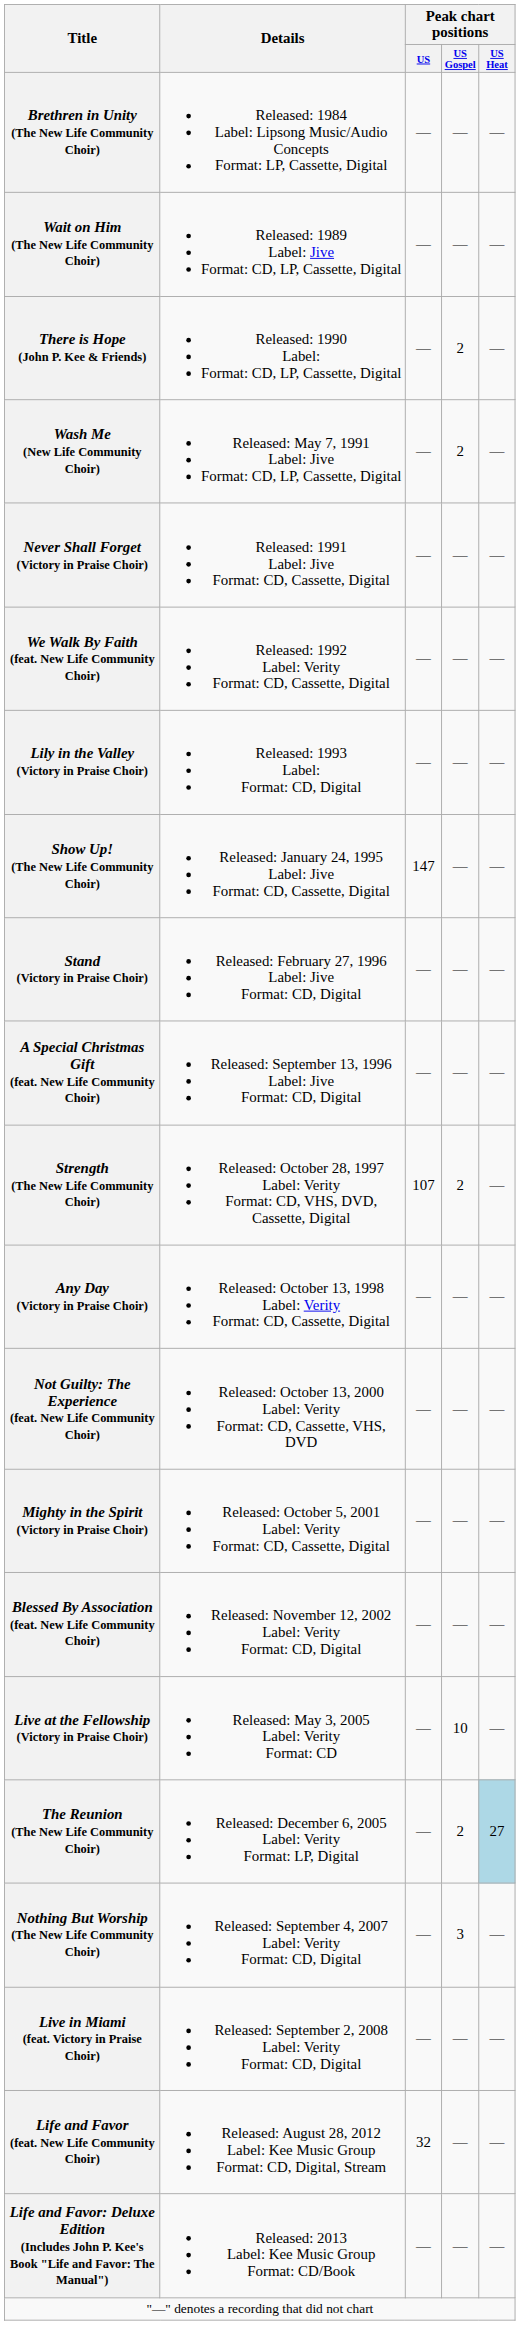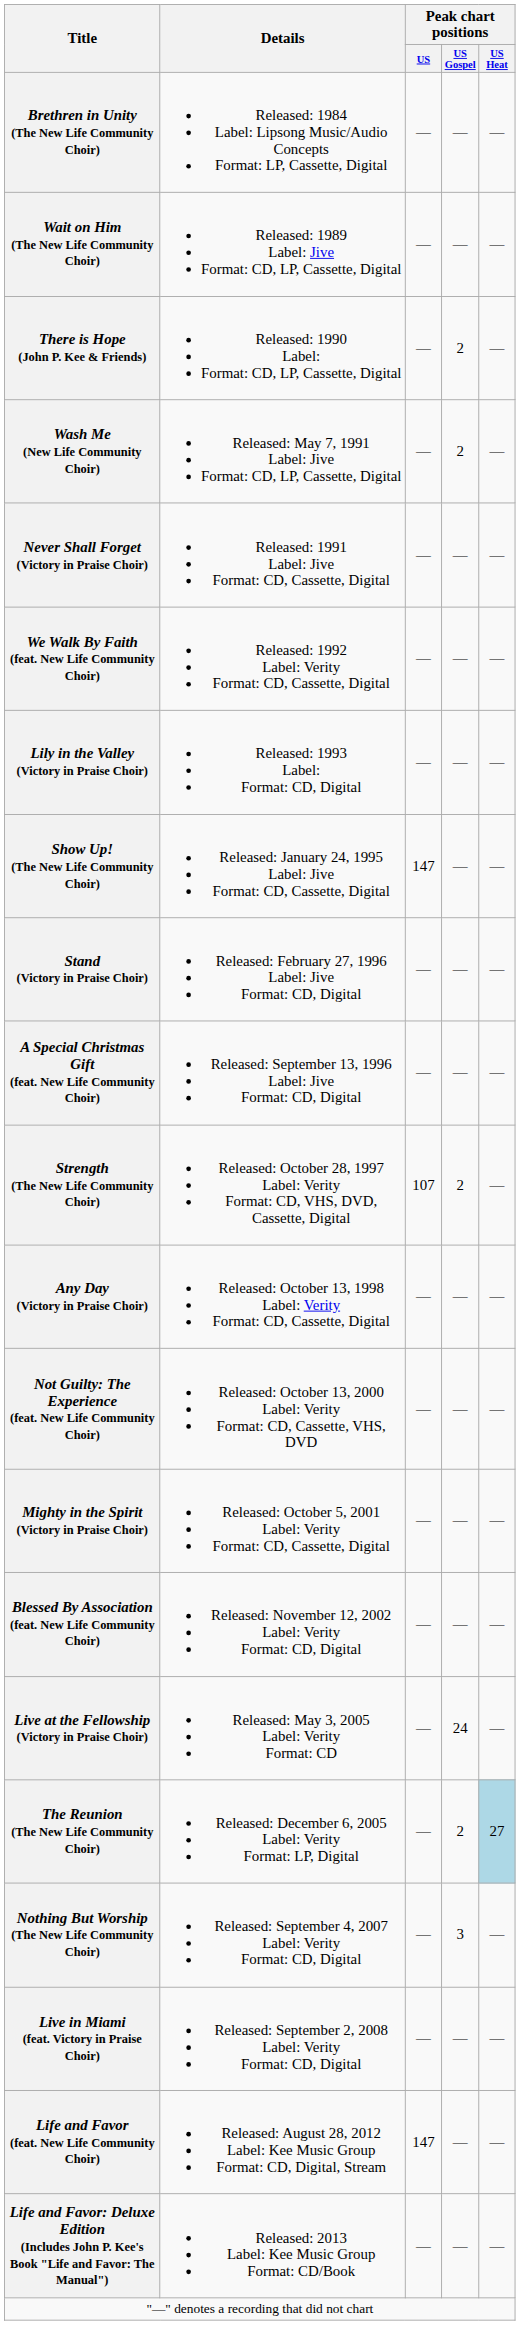(460, 1727) 10 -> (460, 1727) 24
(423, 2142) 32 -> (423, 2142) 147
